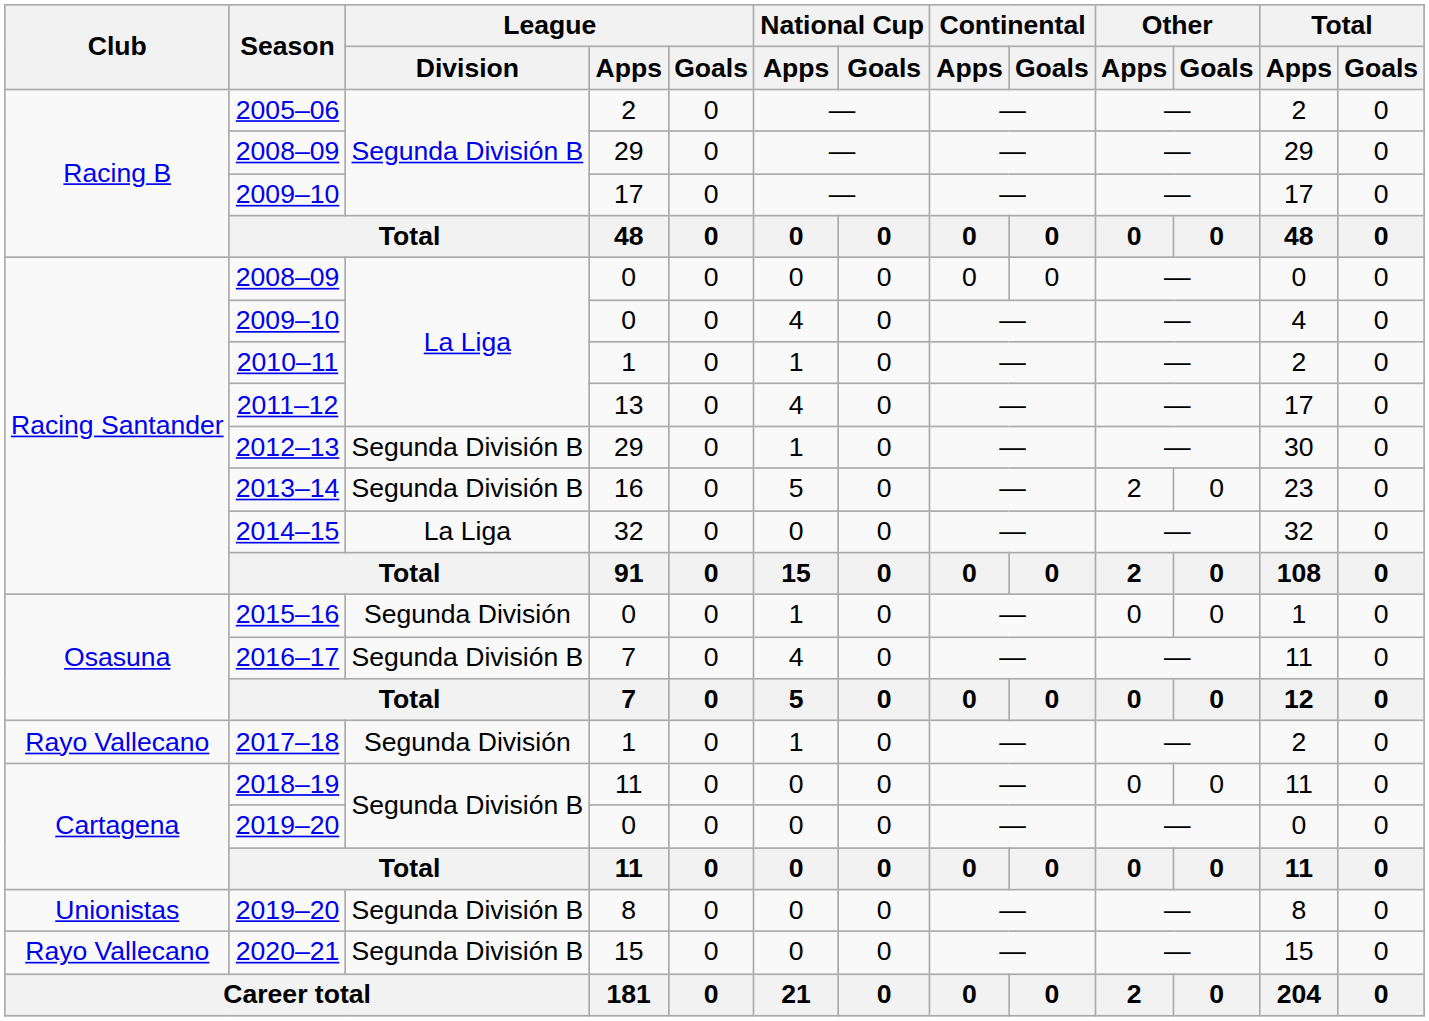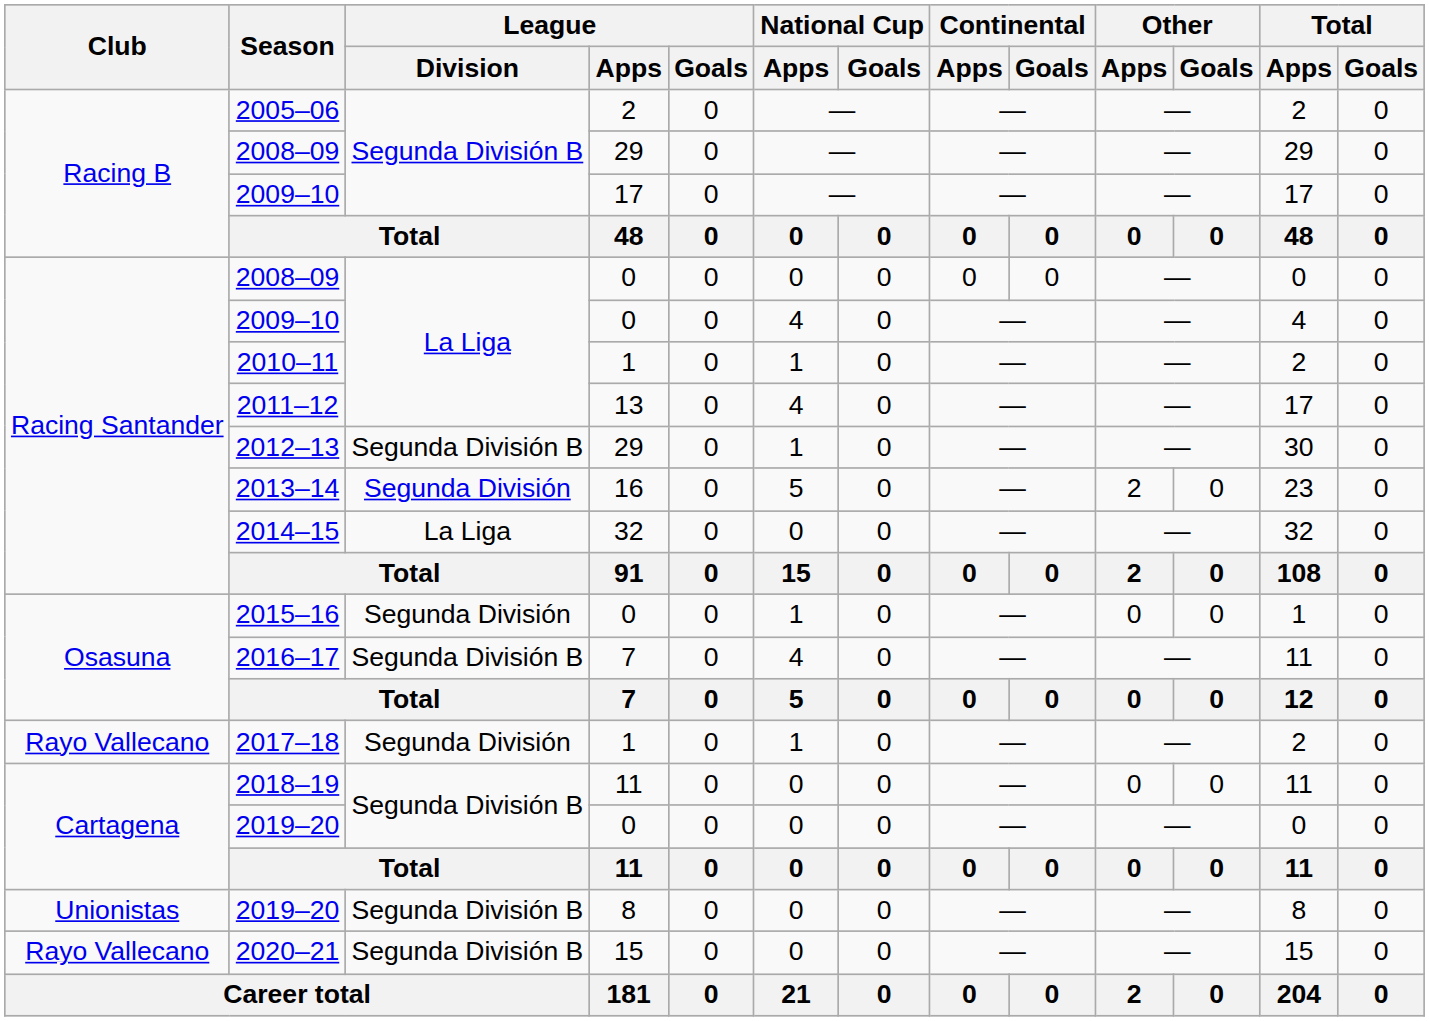(467, 488) Segunda División B -> (467, 488) Segunda División
